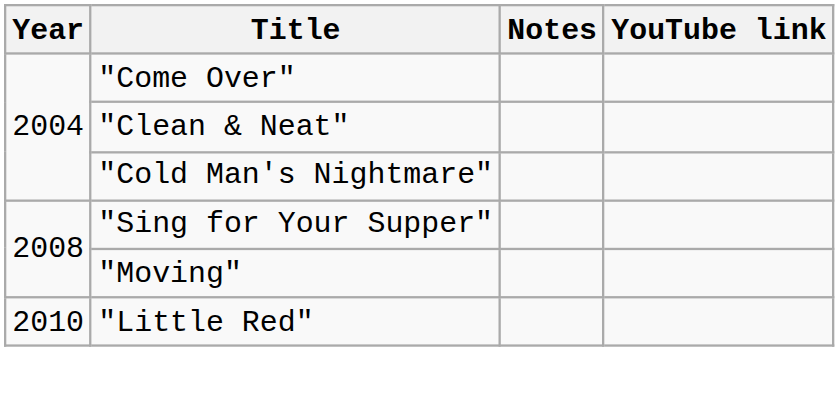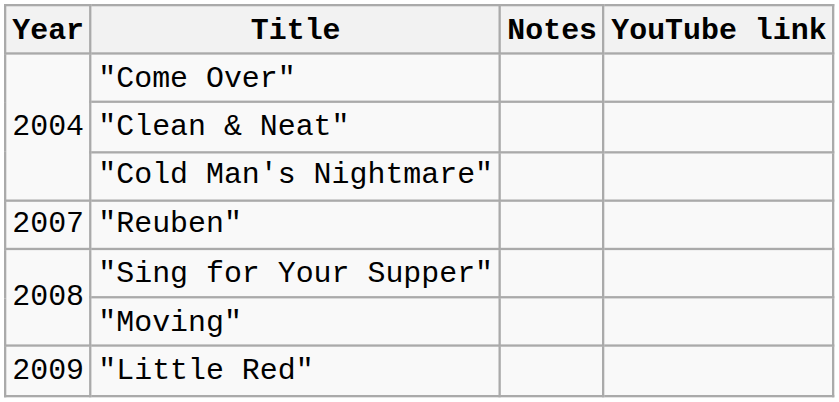+ row: (170, 224)
(48, 322) 2010 -> (48, 371) 2009
